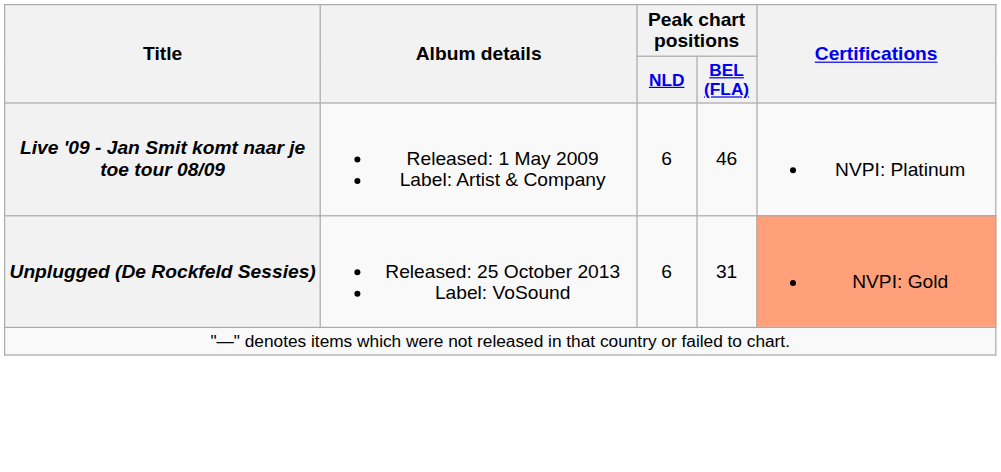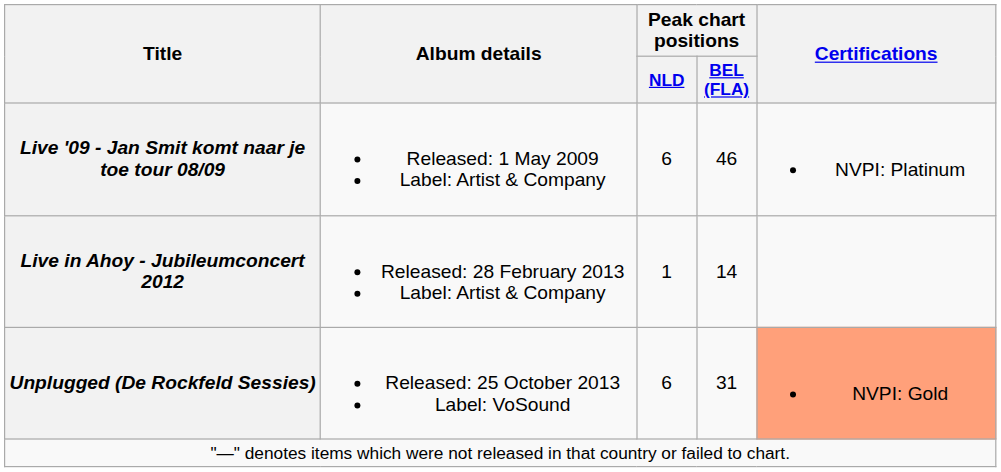+ row: (163, 271)
